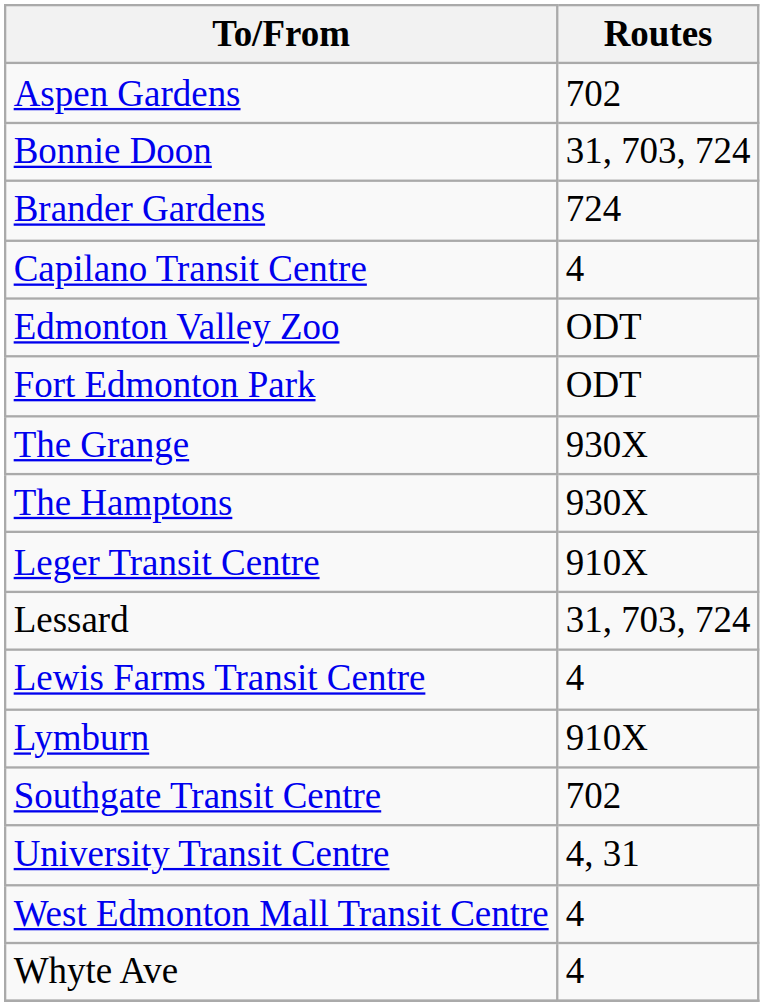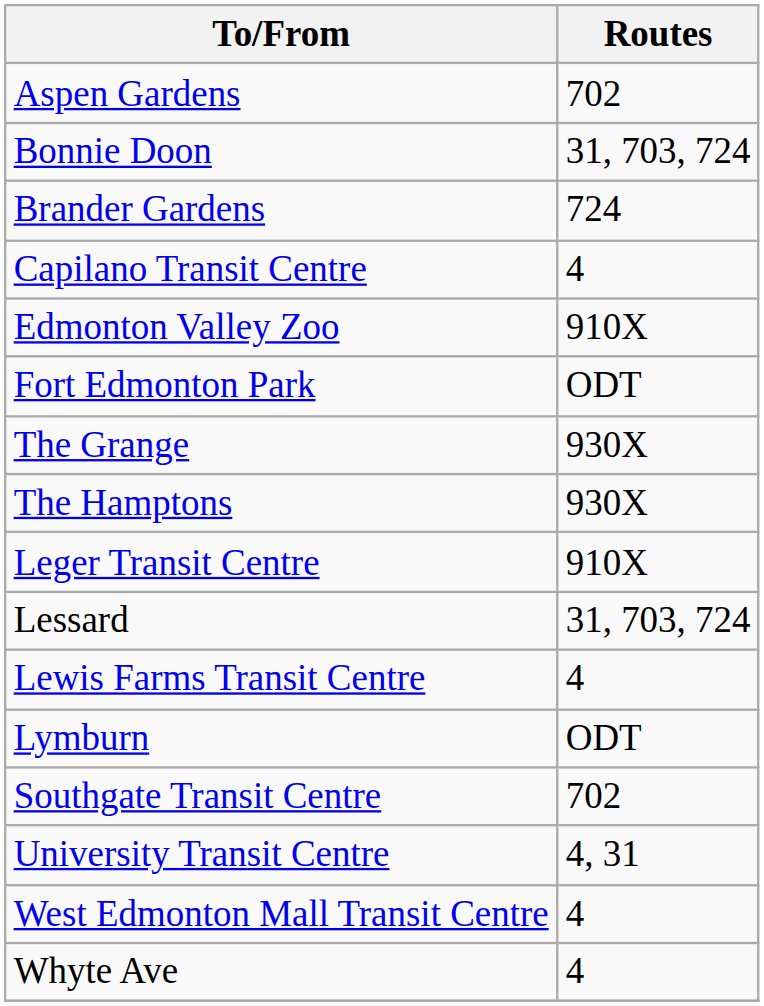(604, 326) ODT -> (607, 326) 910X
(607, 737) 910X -> (604, 737) ODT
